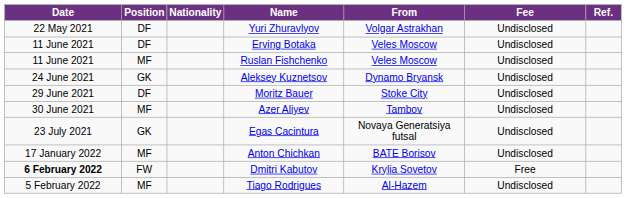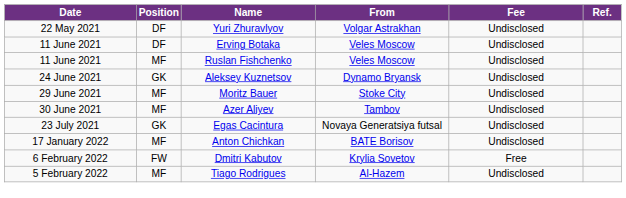- column: (195, 13)
(144, 94) DF -> (159, 94) MF
(63, 170) bold -> (70, 158) normal
